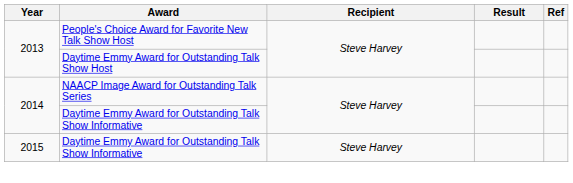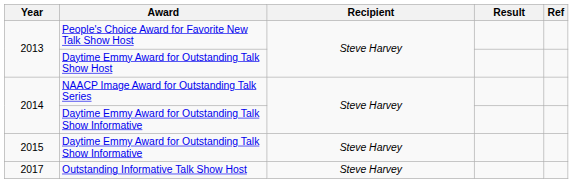+ row: (32, 170)
